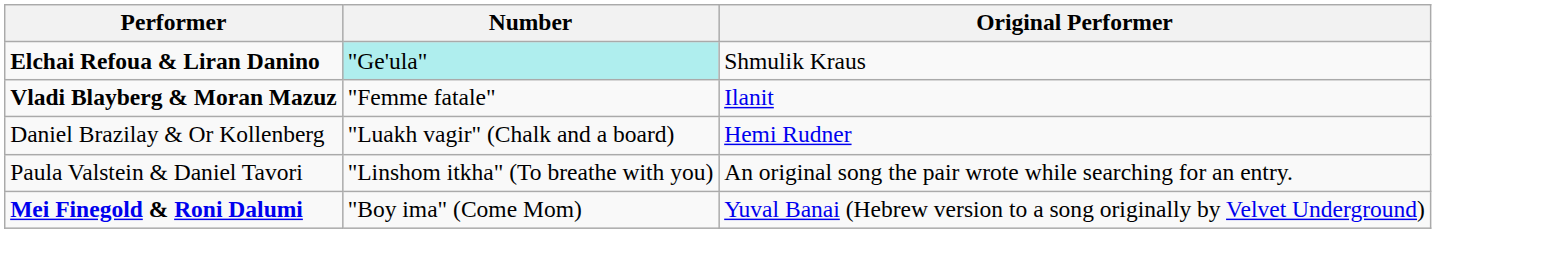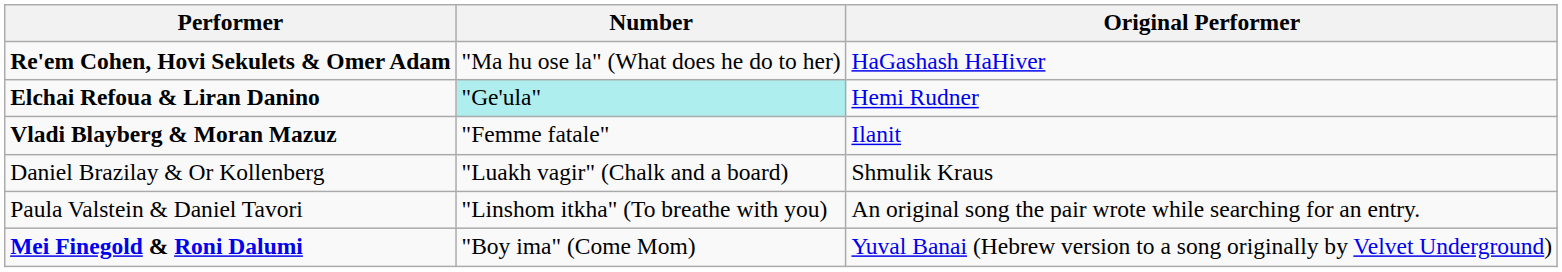+ row: (230, 60)
(795, 60) Shmulik Kraus -> (915, 97) Hemi Rudner
(788, 135) Hemi Rudner -> (922, 172) Shmulik Kraus
